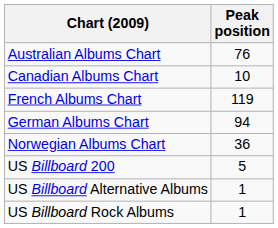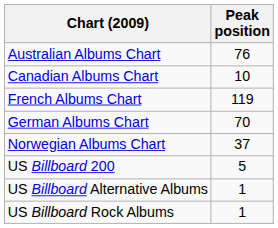(242, 122) 94 -> (242, 122) 70
(242, 144) 36 -> (242, 144) 37
